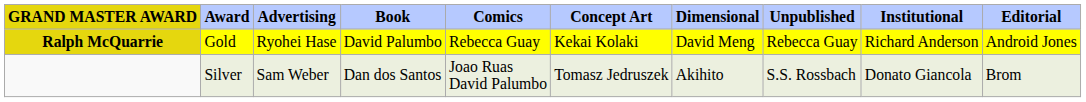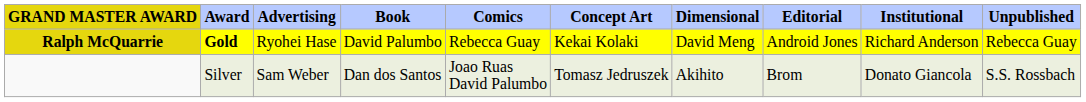columns swapped: (1031, 16) <-> (812, 16)
(220, 41) normal -> (221, 41) bold
